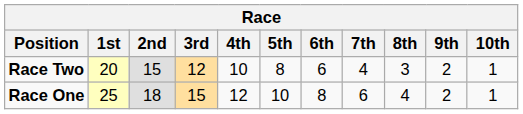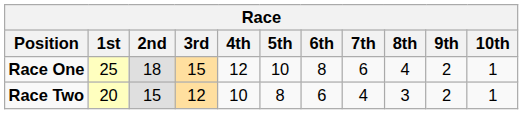rows swapped: (46, 95) <-> (46, 69)
